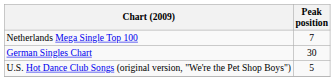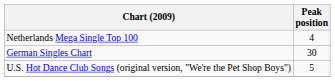(312, 38) 7 -> (312, 38) 4
